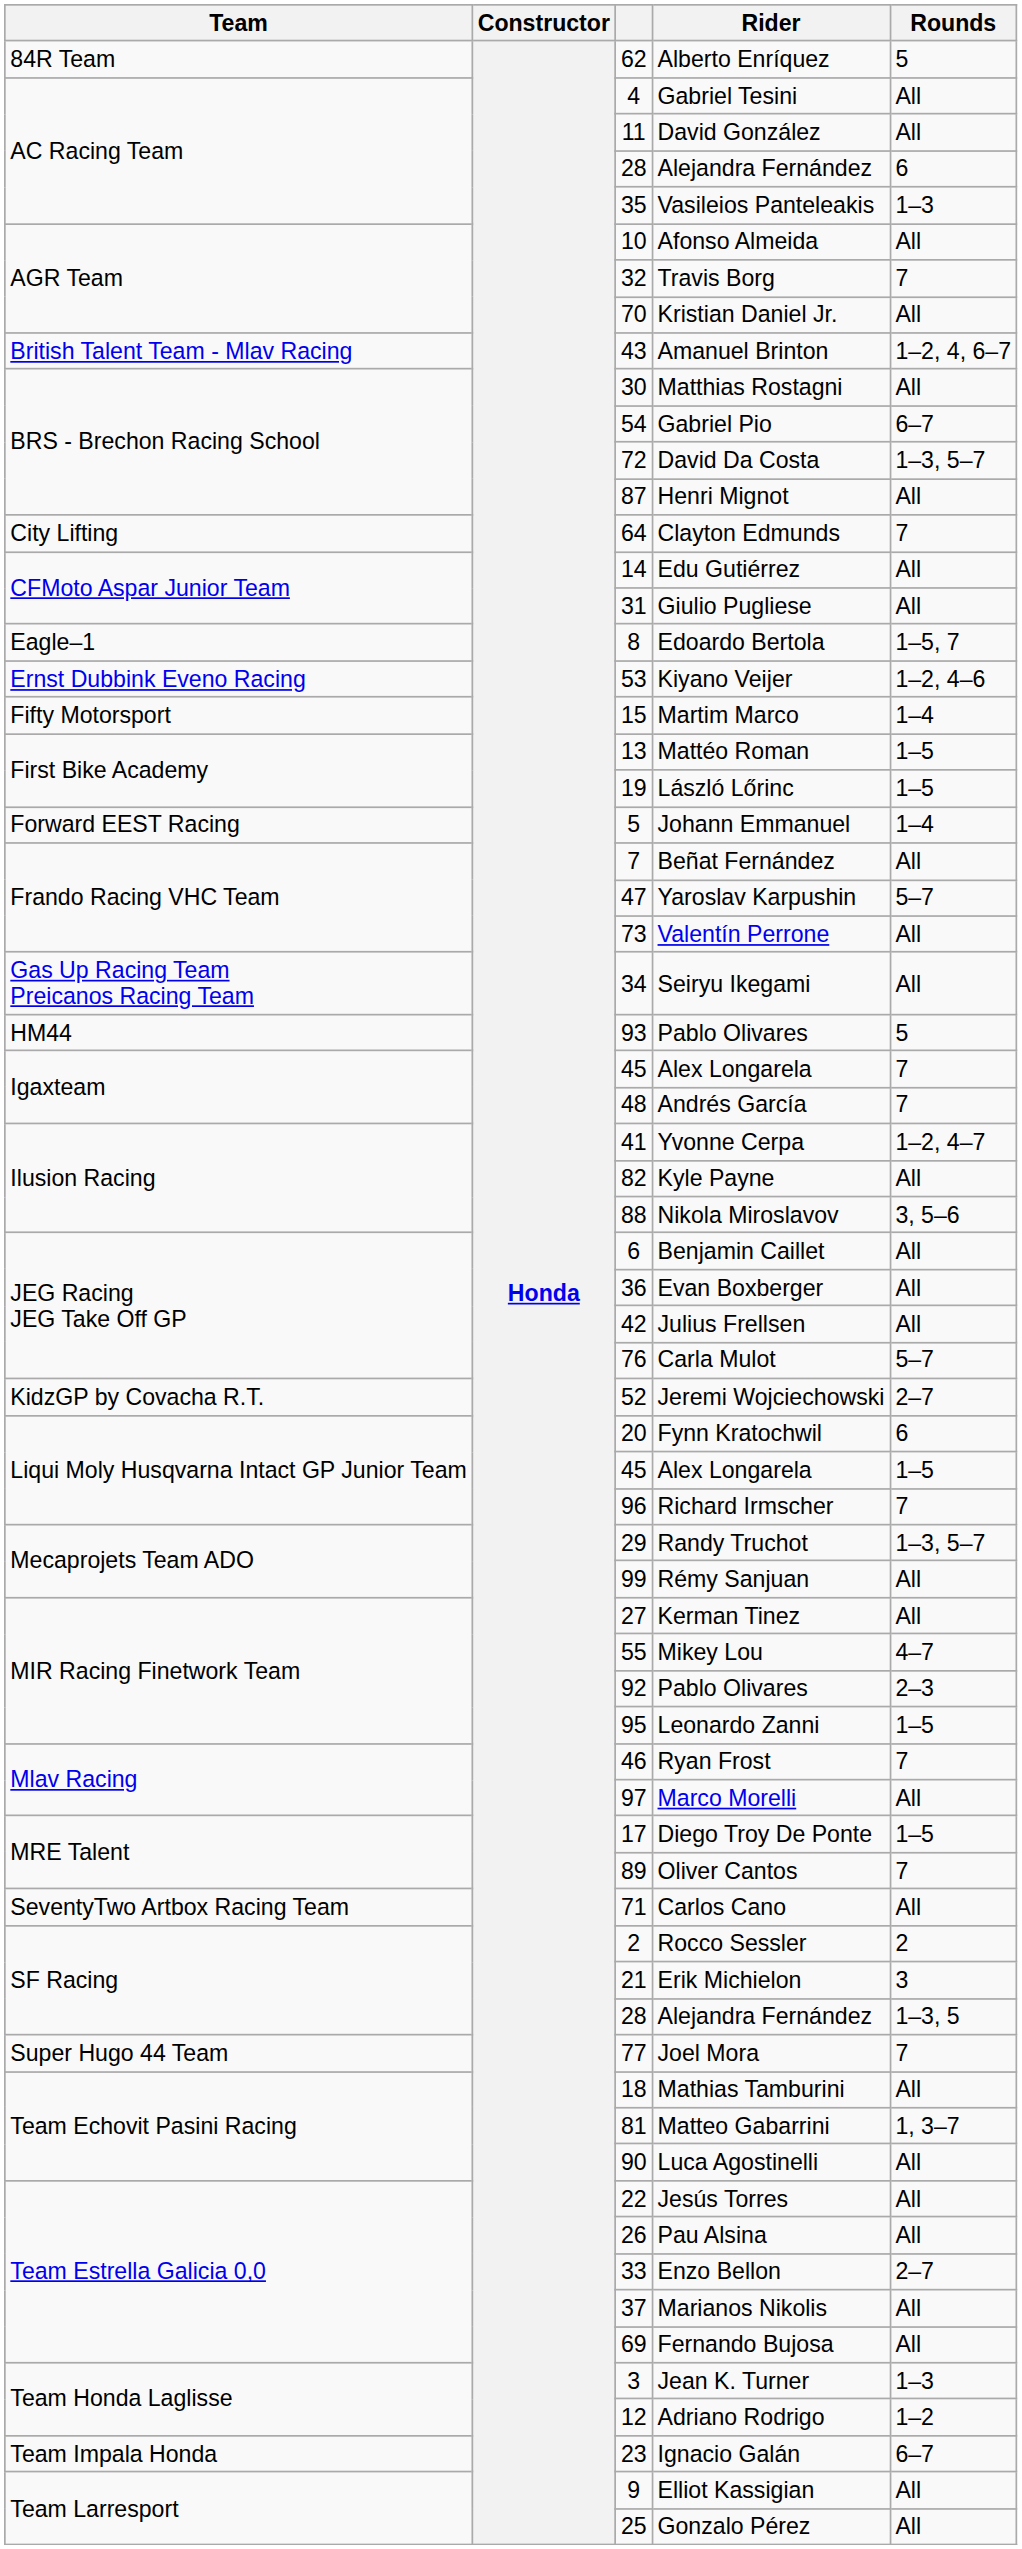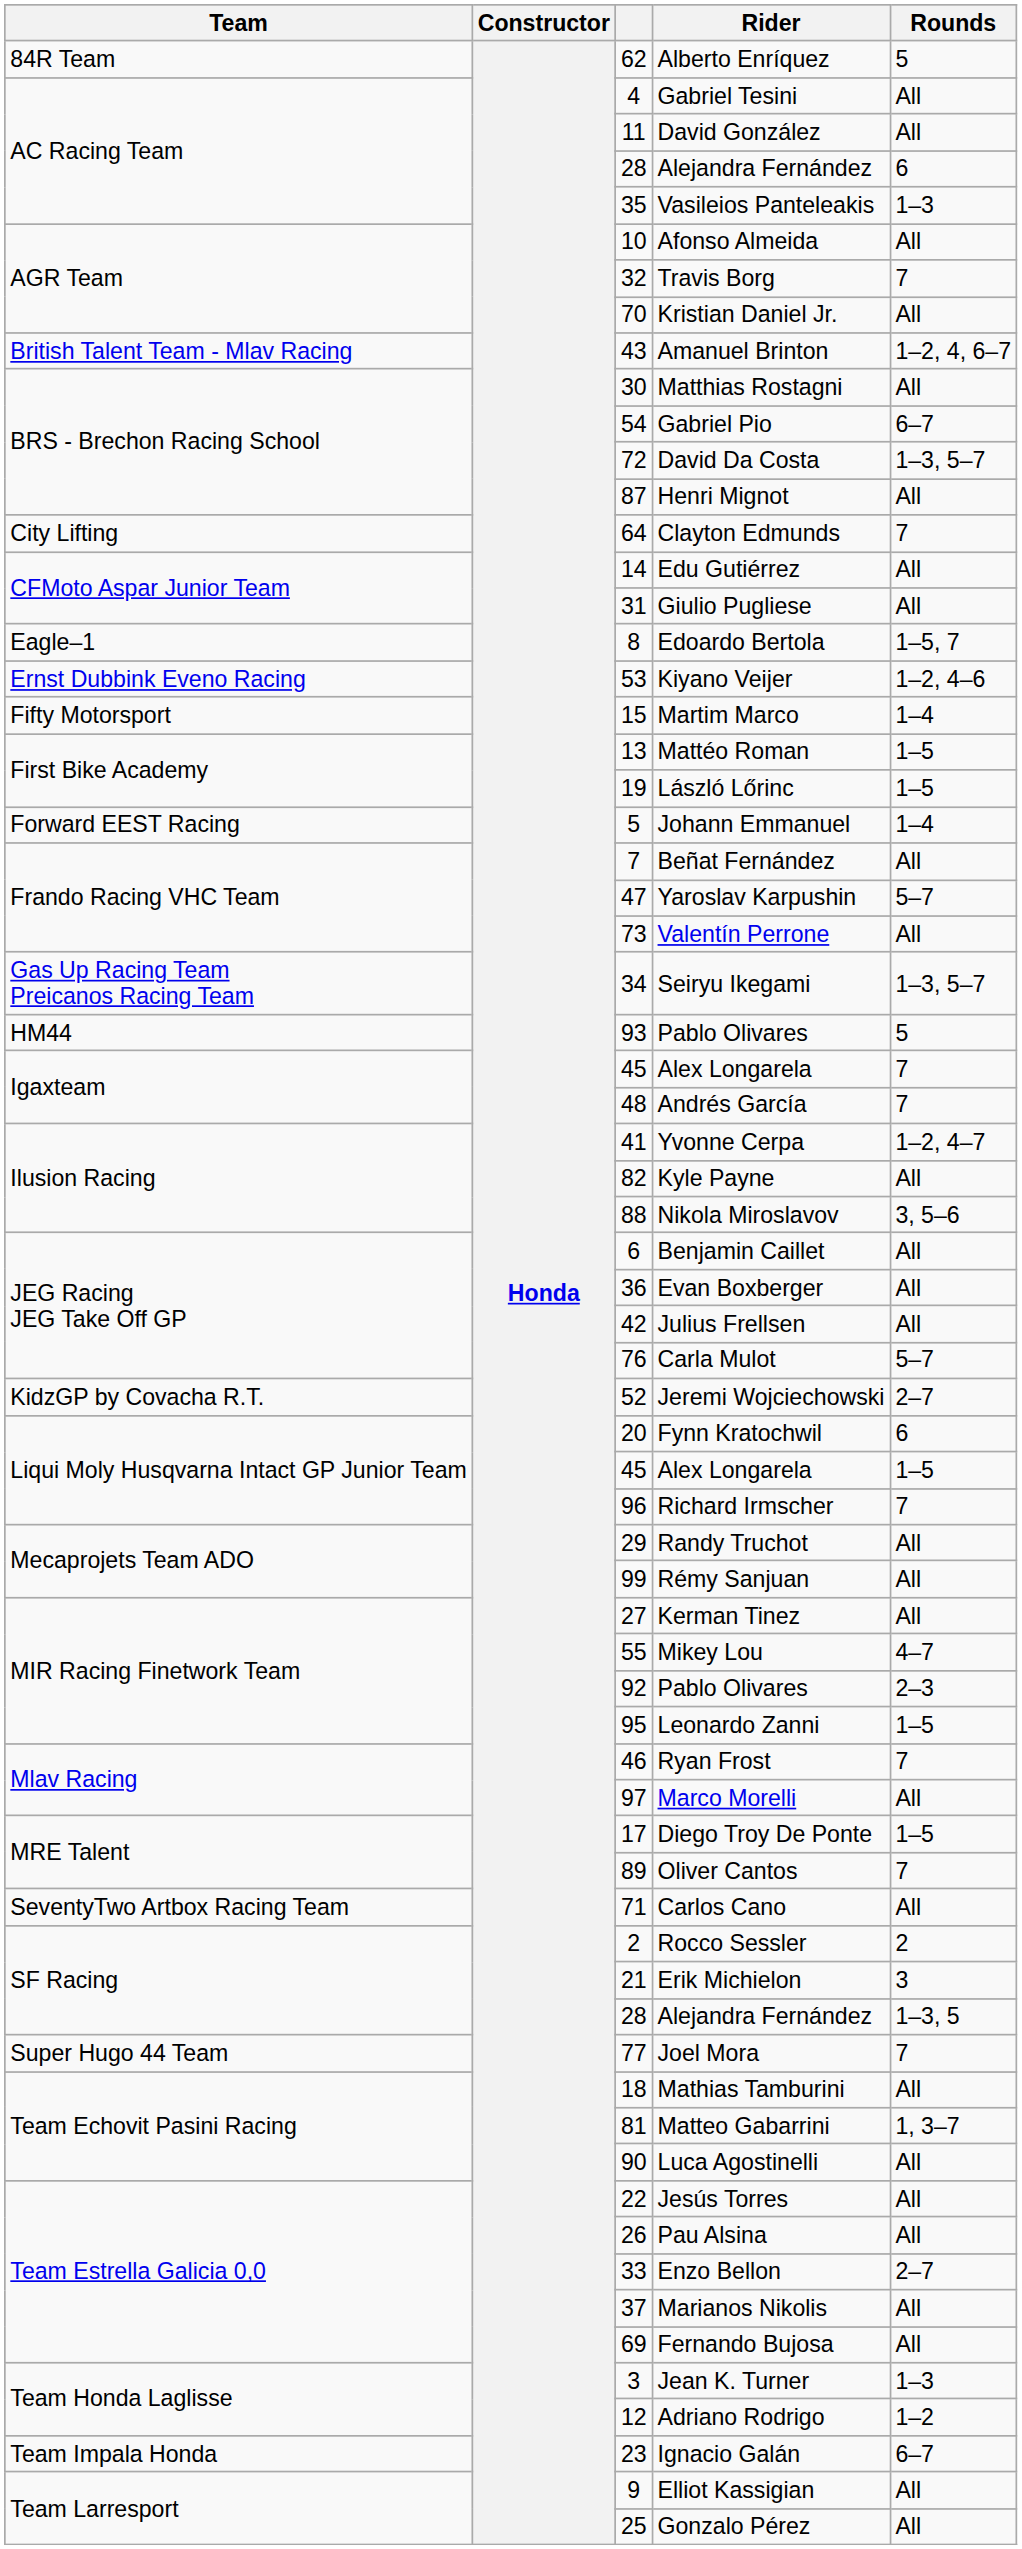(908, 983) All -> (940, 983) 1–3, 5–7
(940, 1542) 1–3, 5–7 -> (908, 1542) All
